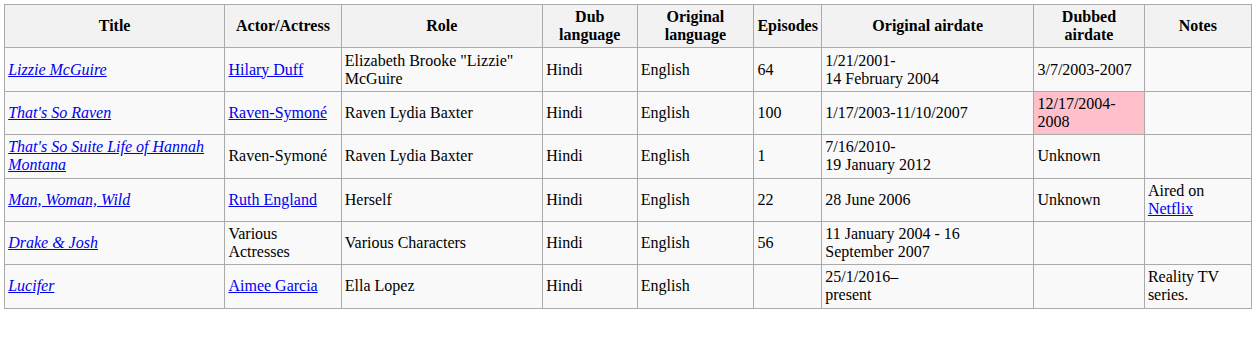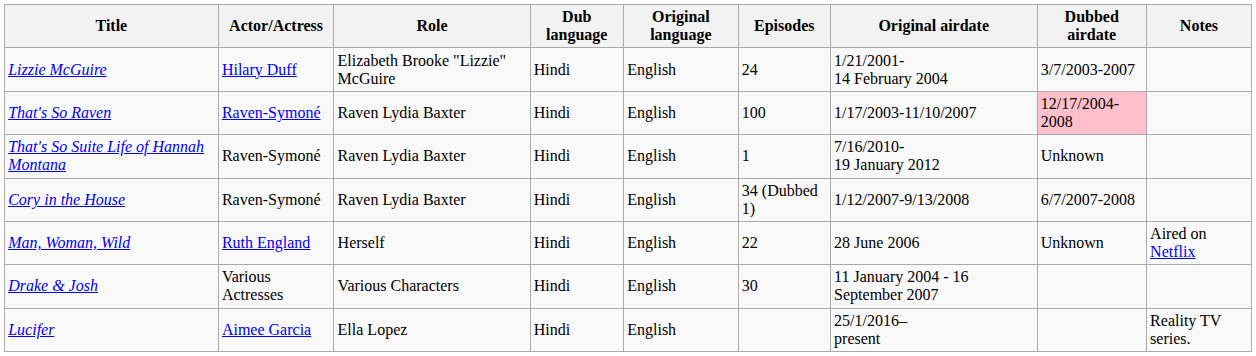(765, 69) 64 -> (750, 69) 24
+ row: (67, 199)
(765, 243) 56 -> (750, 286) 30
